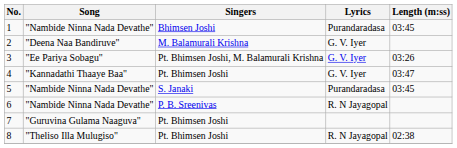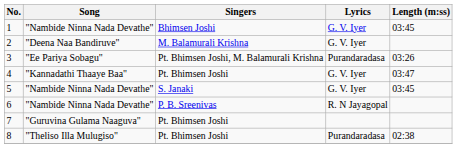(356, 27) Purandaradasa -> (347, 27) G. V. Iyer
(347, 58) G. V. Iyer -> (356, 58) Purandaradasa
(356, 89) Purandaradasa -> (347, 89) G. V. Iyer
(358, 136) R. N Jayagopal -> (356, 136) Purandaradasa
